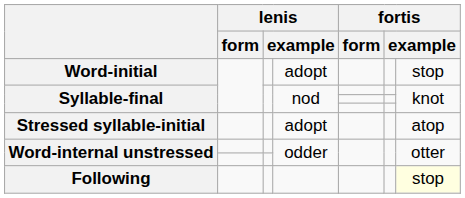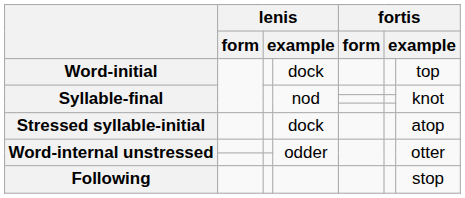(306, 71) adopt -> (306, 71) dock
(428, 71) stop -> (428, 71) top
(306, 125) adopt -> (306, 125) dock
(428, 179) lightyellow background -> (428, 179) no background
